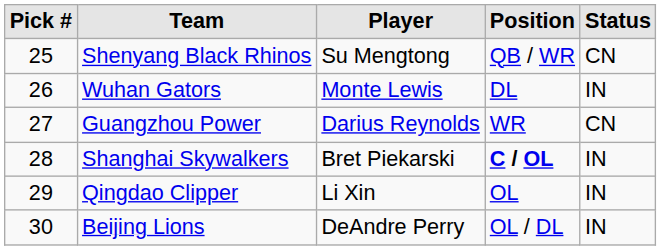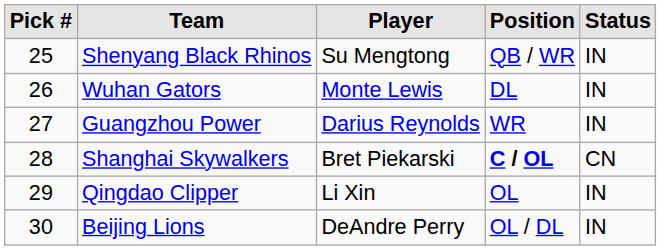(601, 55) CN -> (596, 55) IN
(601, 124) CN -> (596, 124) IN
(596, 158) IN -> (601, 158) CN
